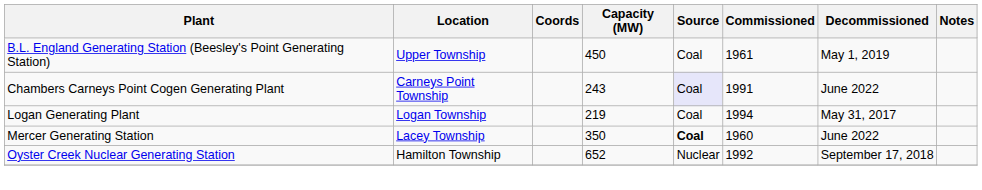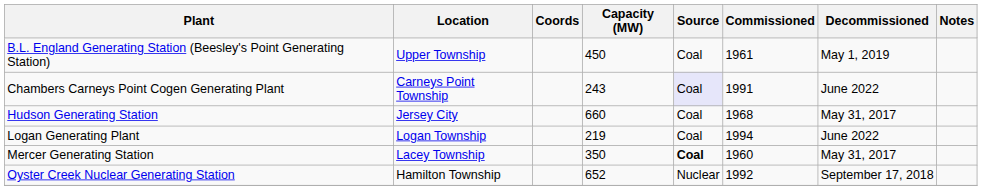+ row: (83, 115)
(858, 115) May 31, 2017 -> (850, 135) June 2022
(850, 135) June 2022 -> (858, 155) May 31, 2017
